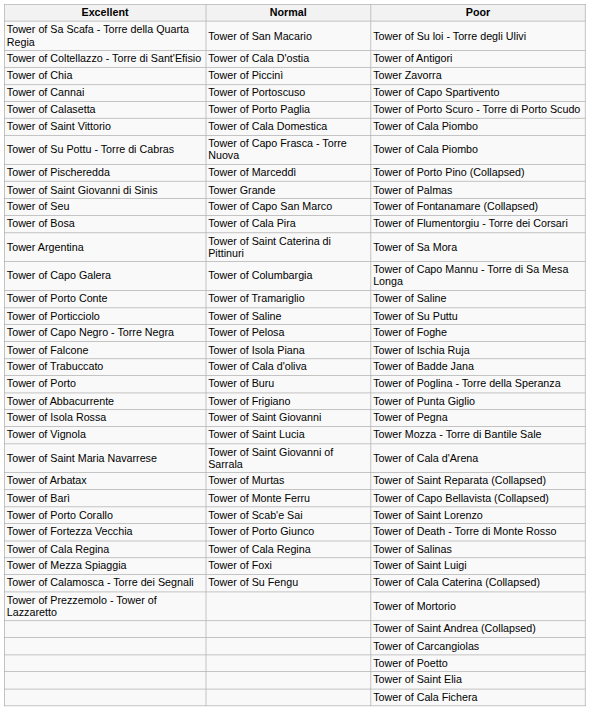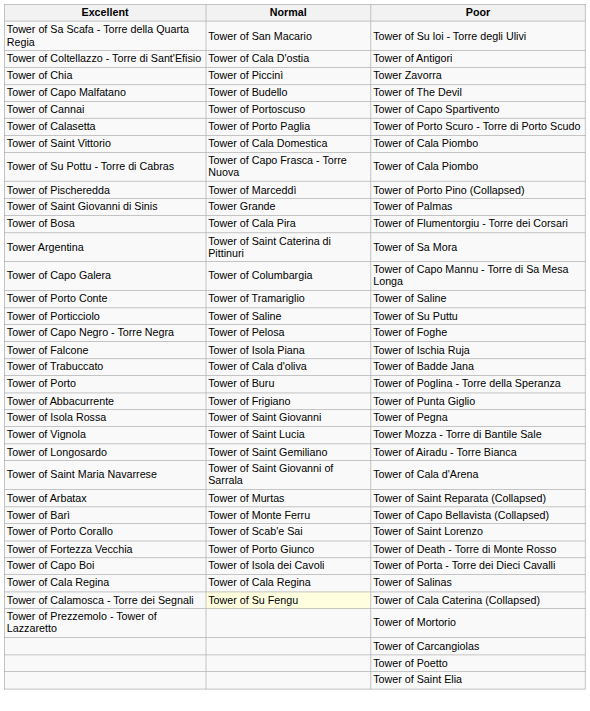+ row: (66, 93)
- row: (38, 207)
+ row: (57, 452)
+ row: (51, 566)
- row: (67, 566)
(253, 583) no background -> (253, 600) lightyellow background
- row: (105, 629)
- row: (105, 697)
